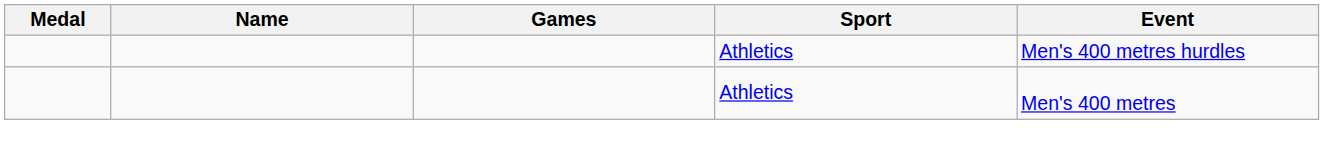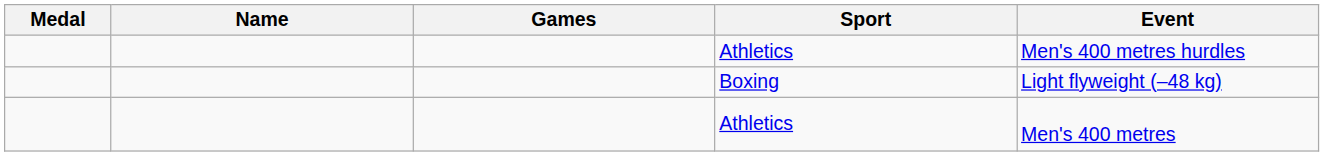+ row: (58, 82)
